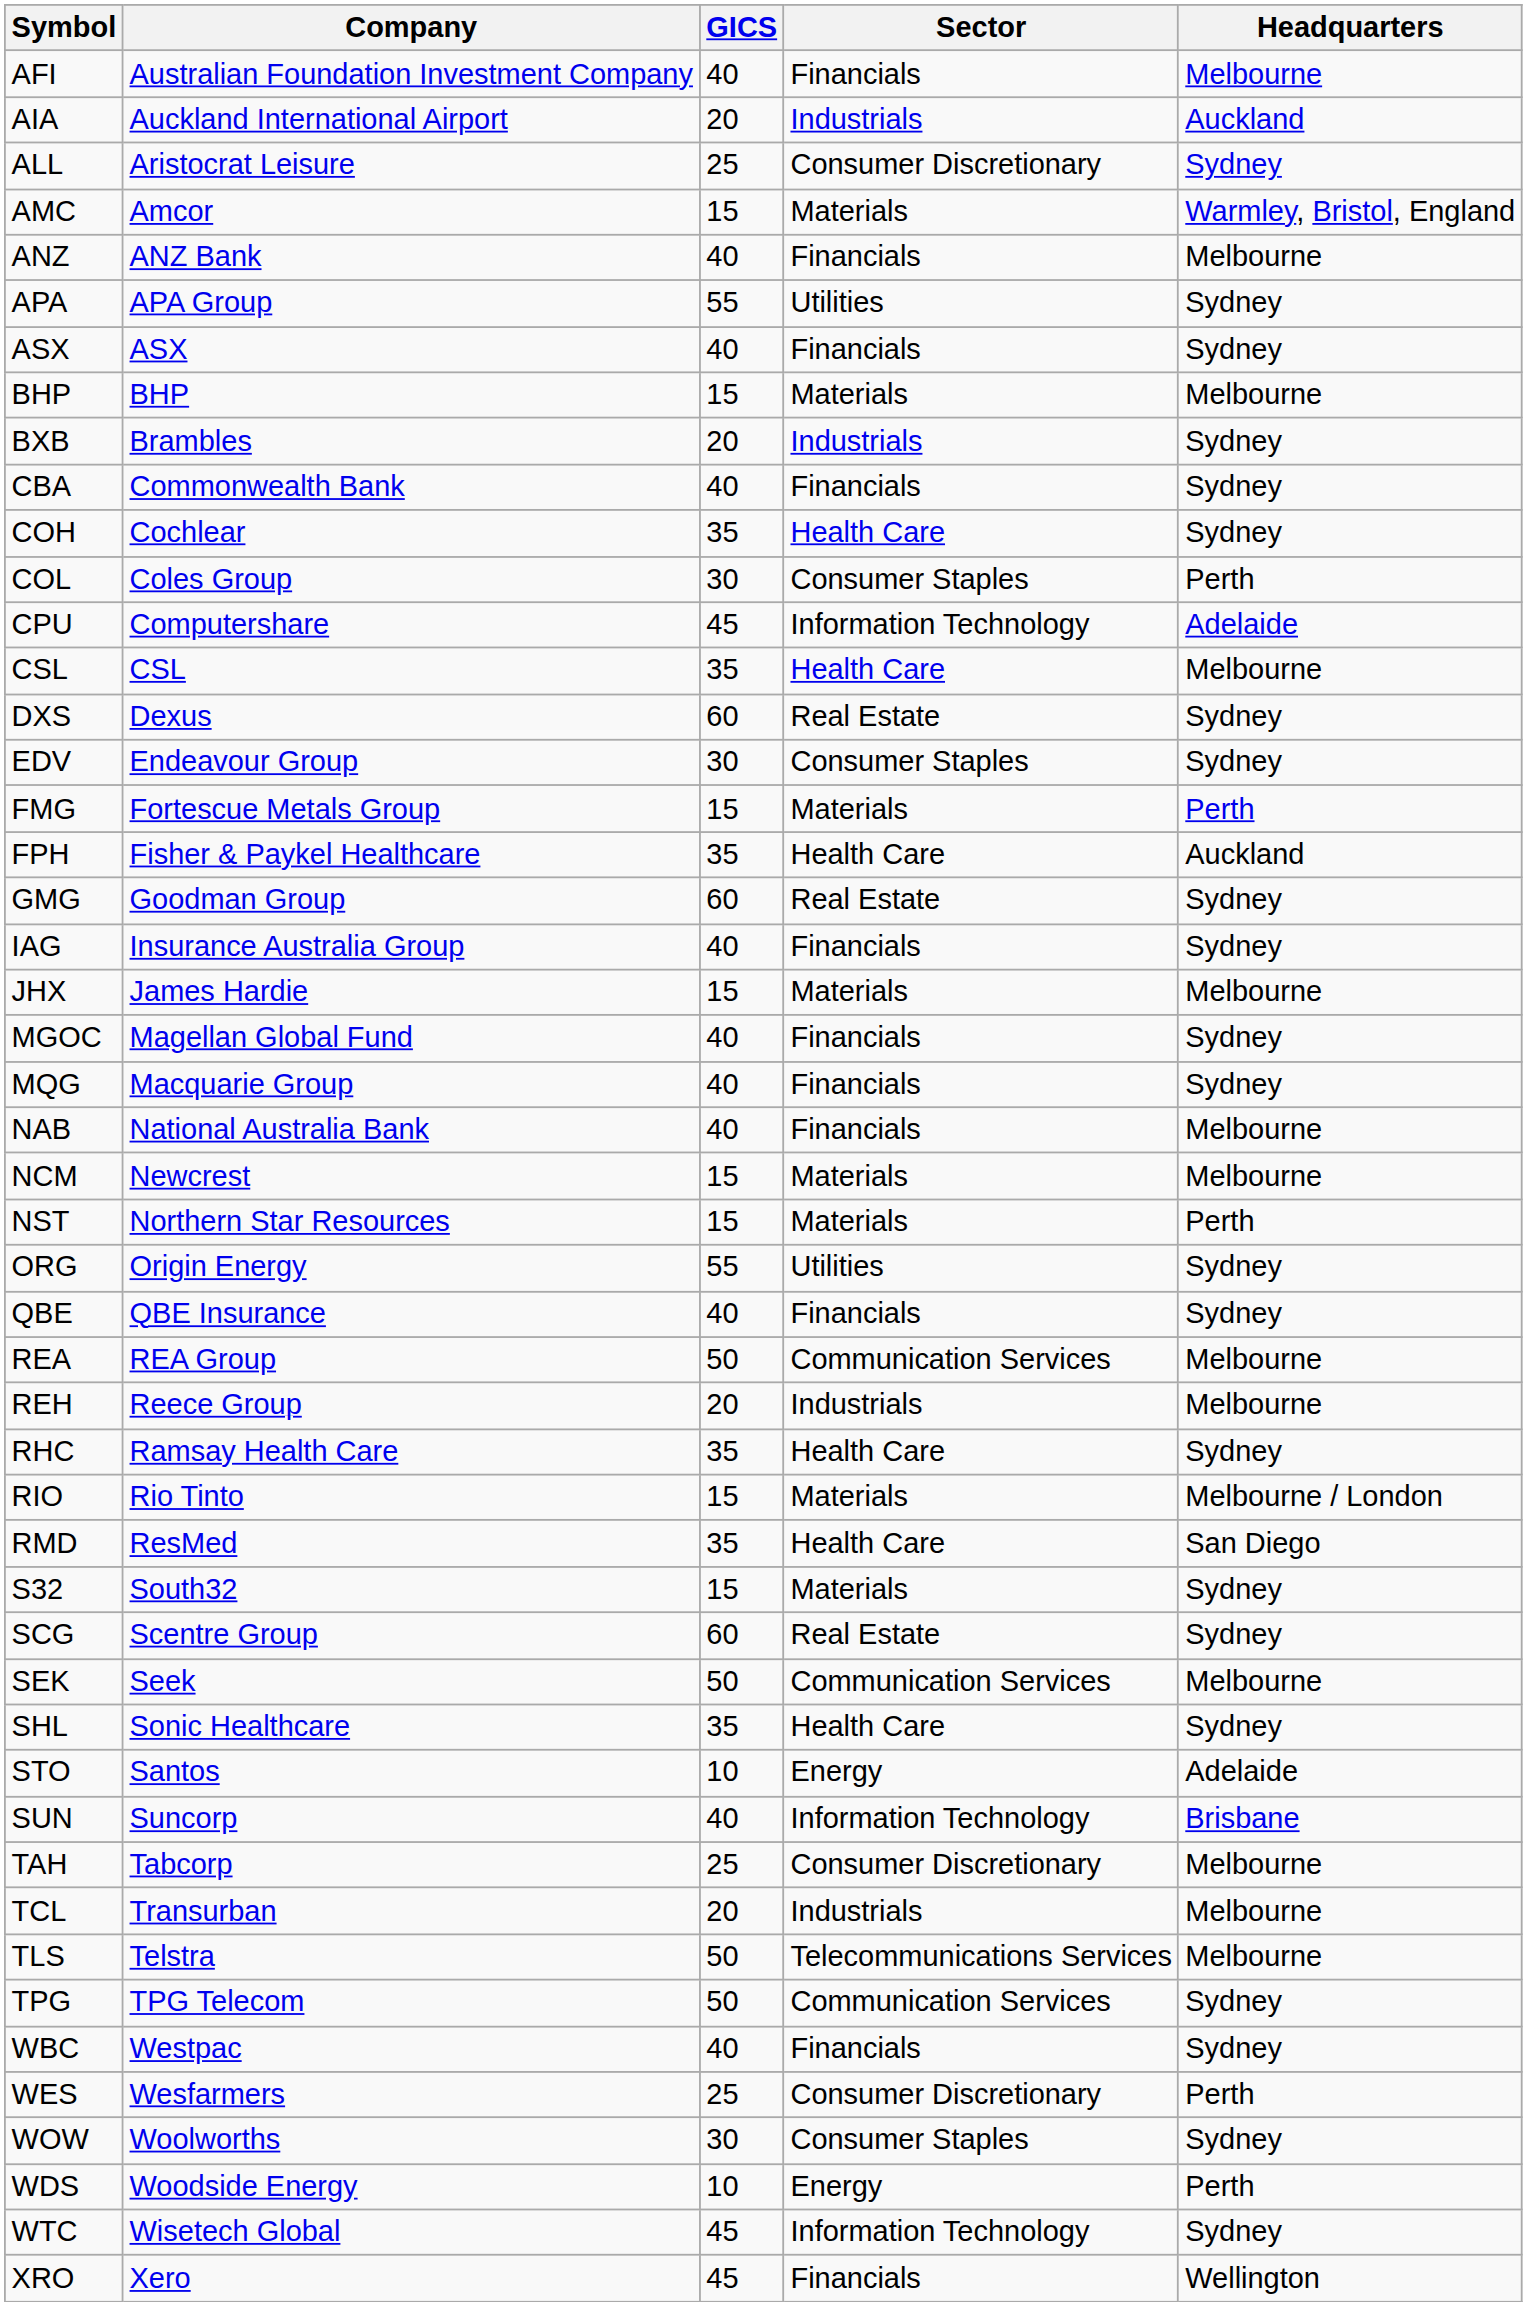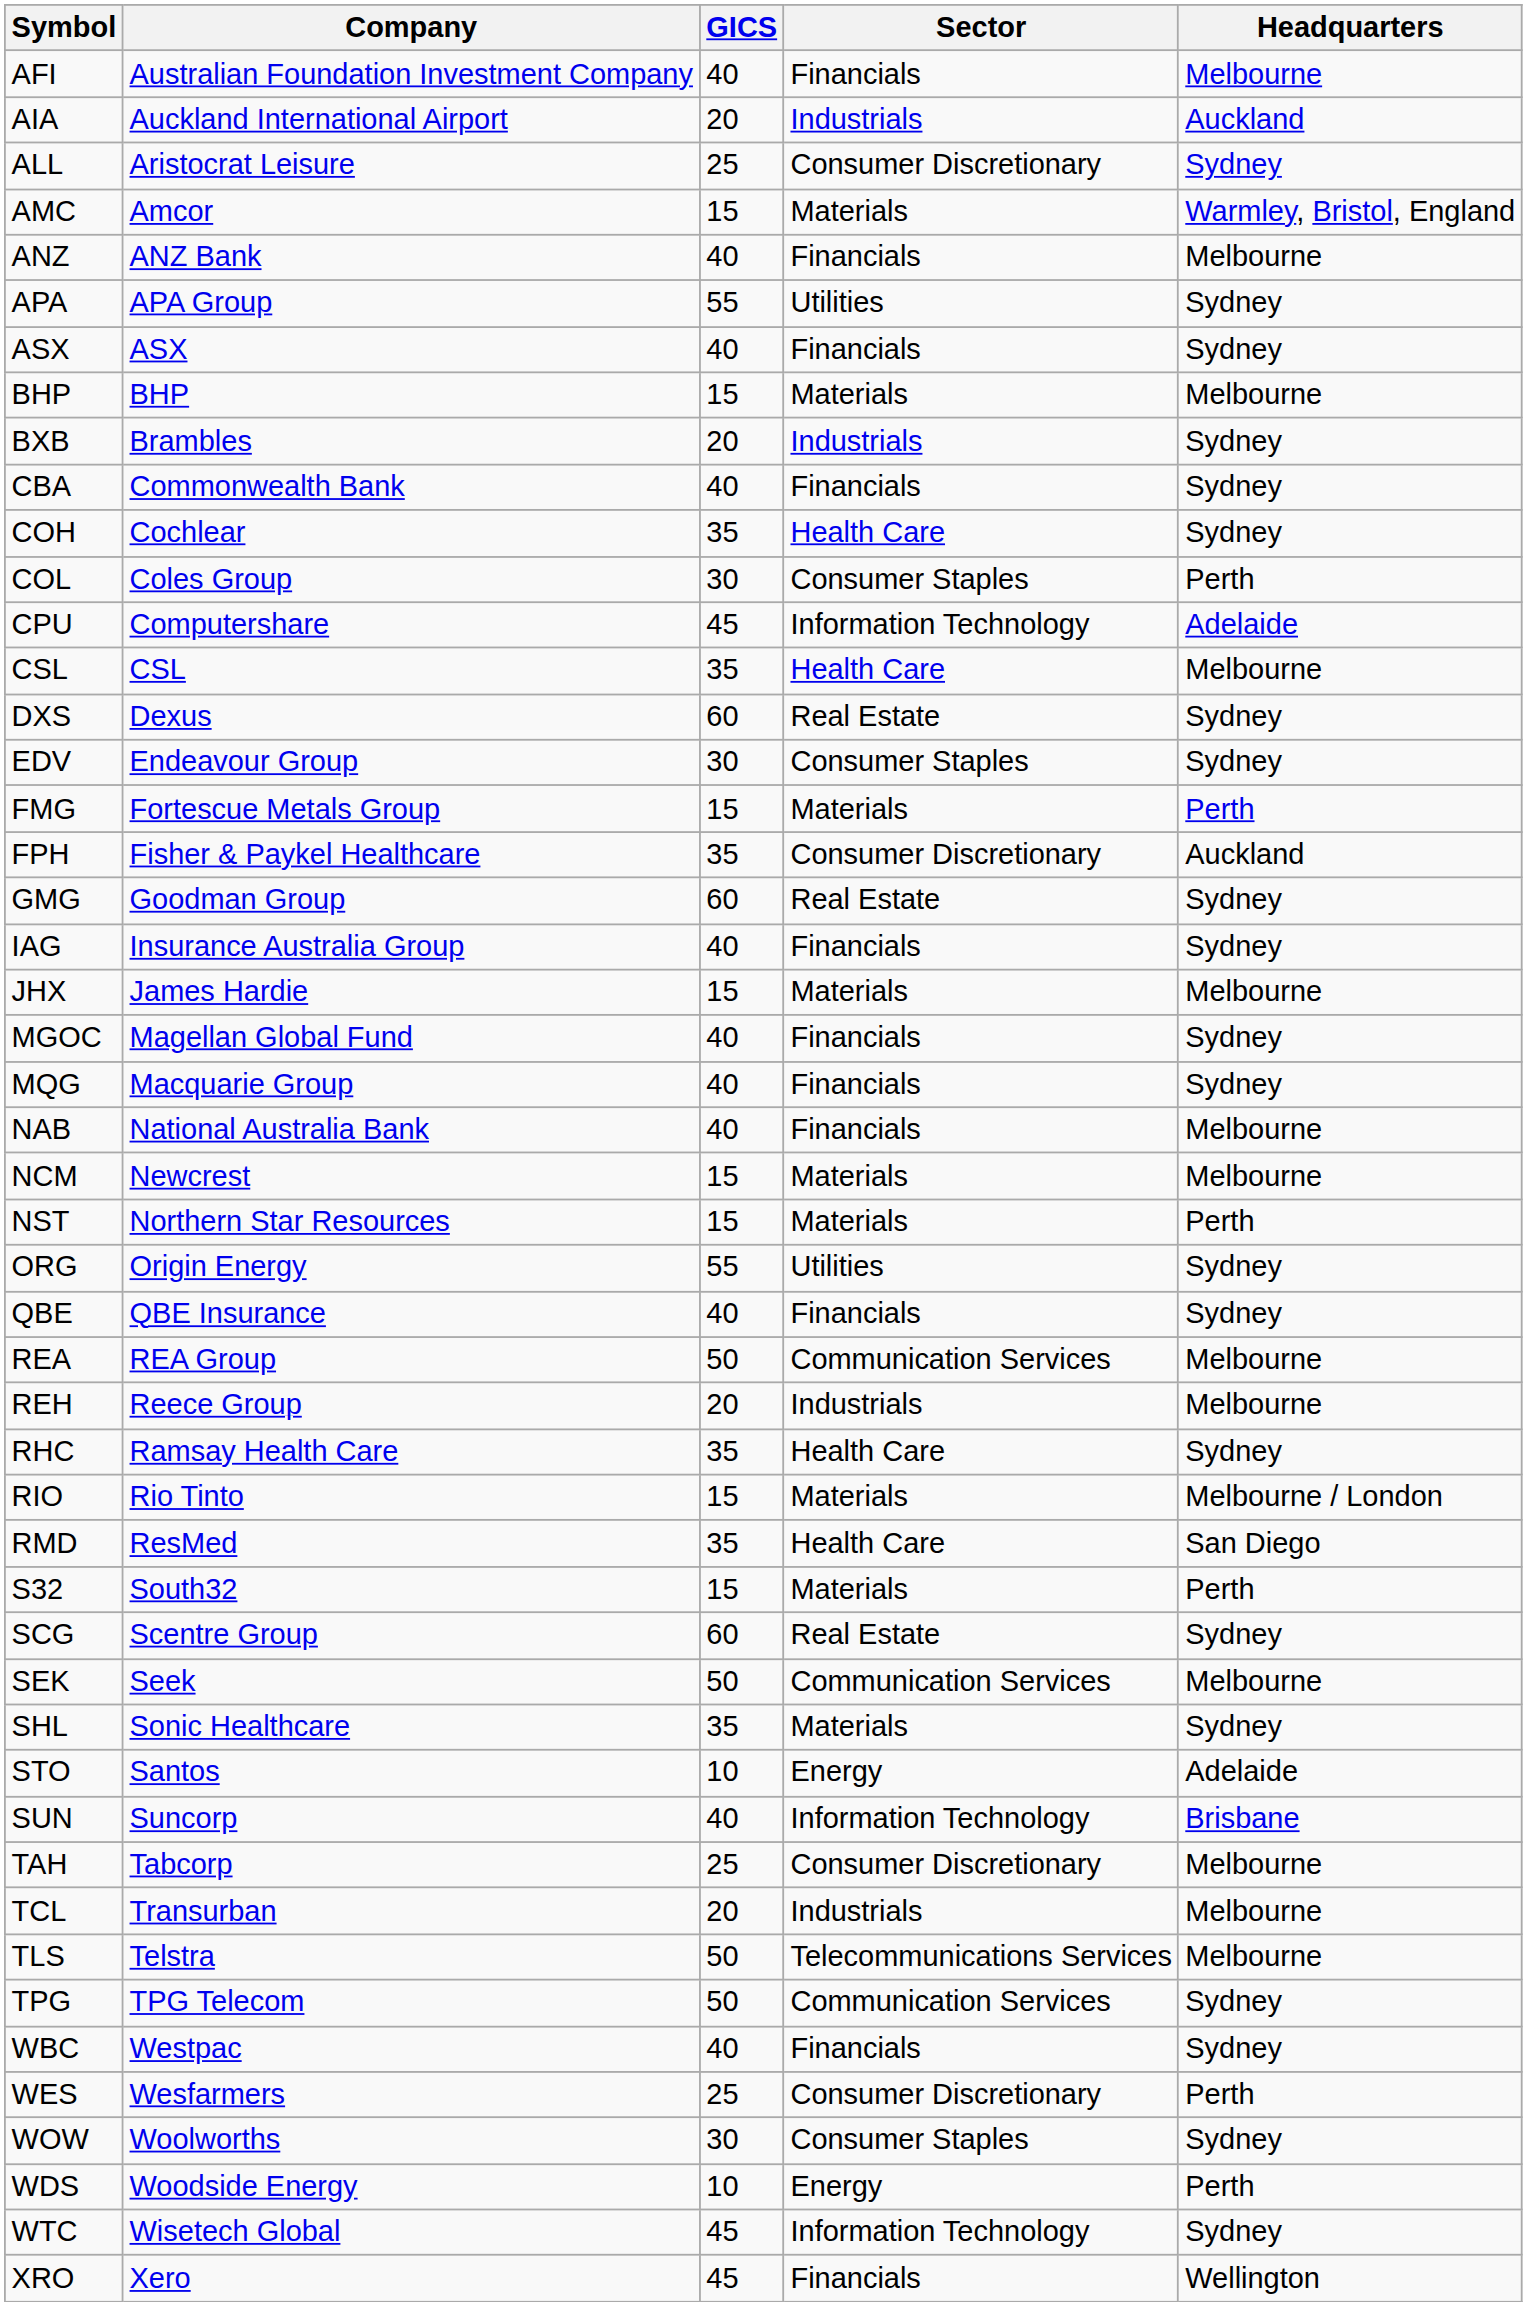(868, 854) Health Care -> (946, 854) Consumer Discretionary
(1234, 1589) Sydney -> (1220, 1589) Perth
(868, 1726) Health Care -> (849, 1726) Materials
